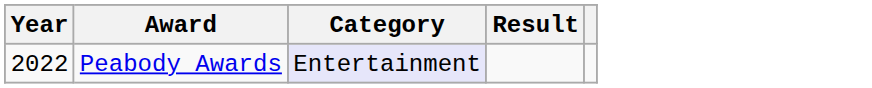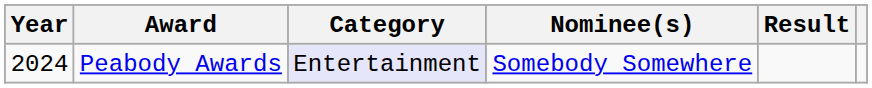+ column: (622, 25)
(40, 64) 2022 -> (40, 64) 2024
